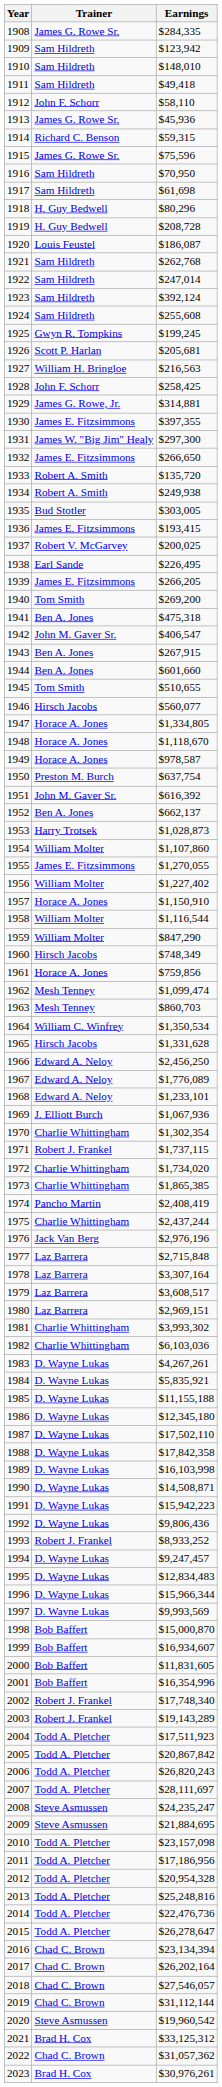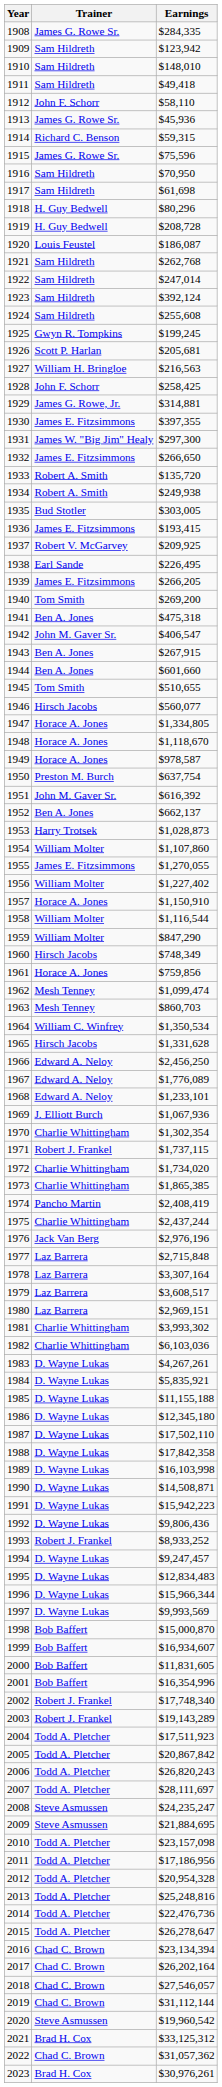(180, 546) $200,025 -> (180, 546) $209,925
